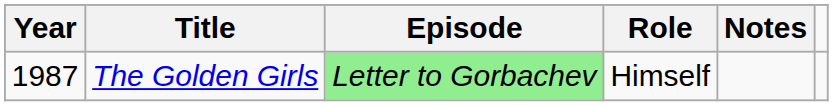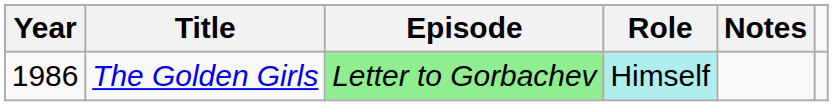(45, 75) 1987 -> (45, 75) 1986
(660, 75) no background -> (660, 75) paleturquoise background
